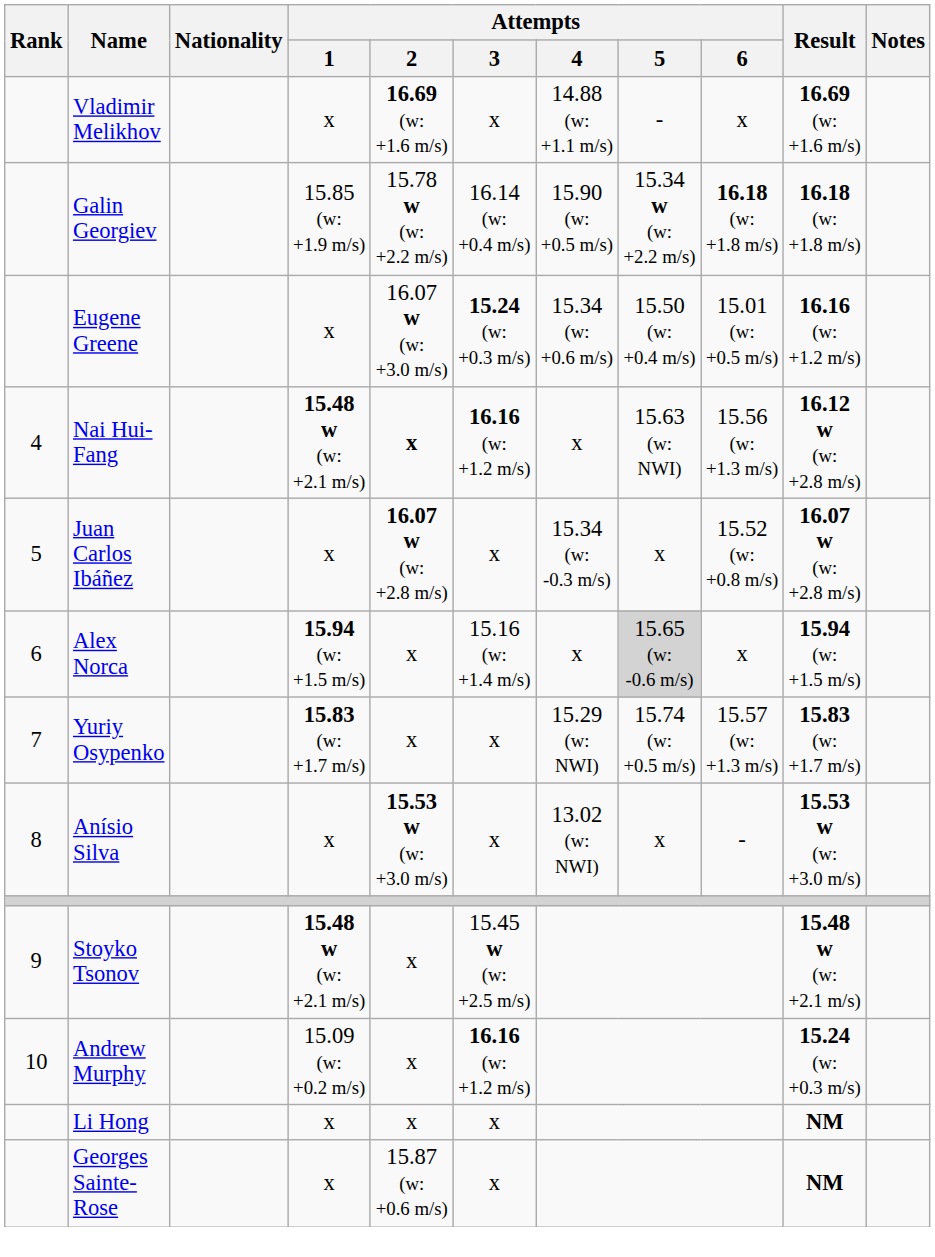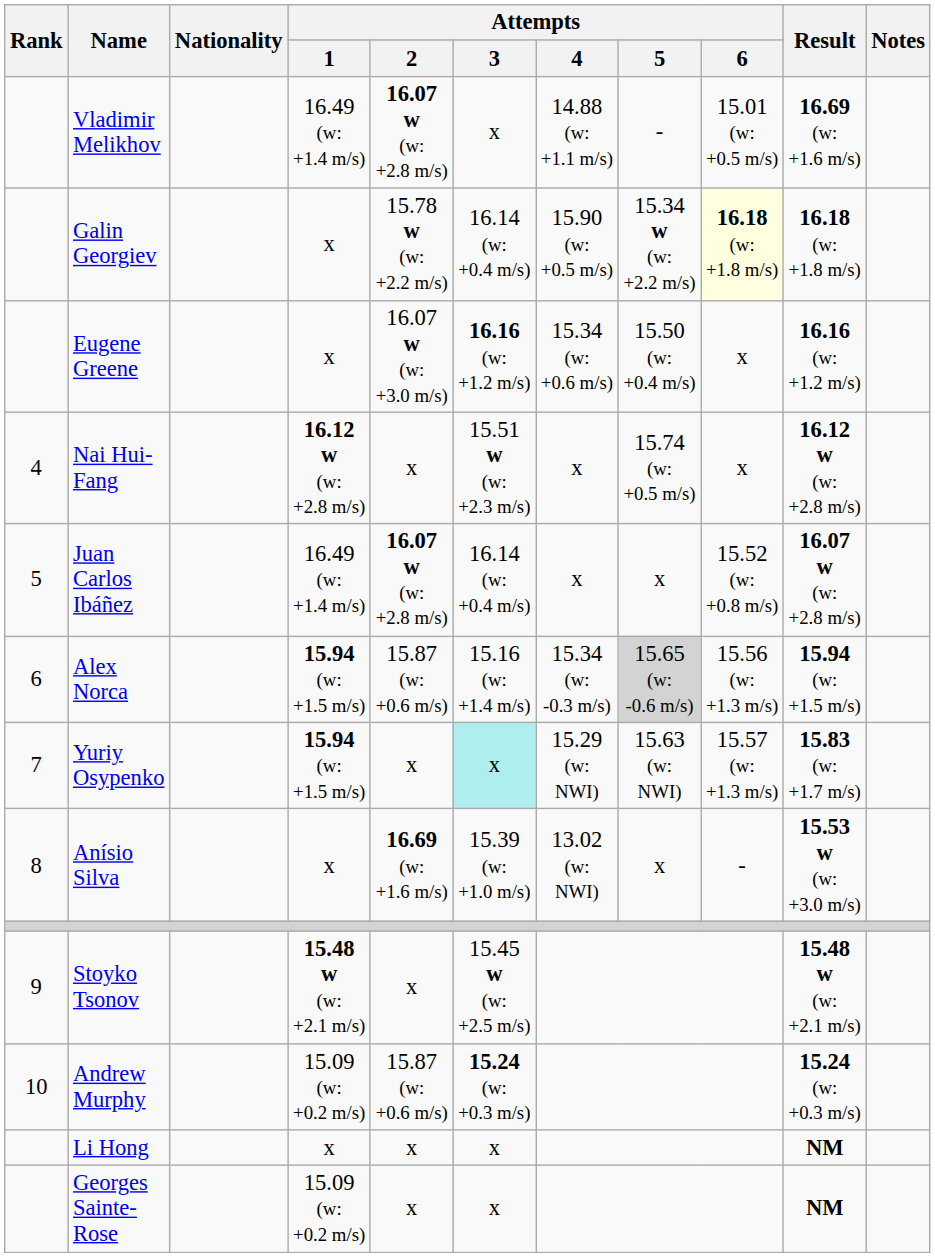(329, 119) x -> (329, 132) 16.49 (w: +1.4 m/s)
(412, 119) 16.69 (w: +1.6 m/s) -> (412, 132) 16.07 w (w: +2.8 m/s)
(742, 119) x -> (742, 132) 15.01 (w: +0.5 m/s)
(329, 218) 15.85 (w: +1.9 m/s) -> (329, 243) x
(742, 218) no background -> (742, 243) lightyellow background
(494, 330) 15.24 (w: +0.3 m/s) -> (494, 355) 16.16 (w: +1.2 m/s)
(742, 330) 15.01 (w: +0.5 m/s) -> (742, 355) x
(329, 442) 15.48 w (w: +2.1 m/s) -> (329, 467) 16.12 w (w: +2.8 m/s)
(412, 442) bold -> (412, 467) normal
(494, 442) 16.16 (w: +1.2 m/s) -> (494, 467) 15.51 w (w: +2.3 m/s)
(660, 442) 15.63 (w: NWI) -> (660, 467) 15.74 (w: +0.5 m/s)
(742, 442) 15.56 (w: +1.3 m/s) -> (742, 467) x
(329, 554) x -> (329, 579) 16.49 (w: +1.4 m/s)
(494, 554) x -> (494, 579) 16.14 (w: +0.4 m/s)
(577, 554) 15.34 (w: -0.3 m/s) -> (577, 579) x
(412, 653) x -> (412, 678) 15.87 (w: +0.6 m/s)
(577, 653) x -> (577, 678) 15.34 (w: -0.3 m/s)
(742, 653) x -> (742, 678) 15.56 (w: +1.3 m/s)
(329, 740) 15.83 (w: +1.7 m/s) -> (329, 765) 15.94 (w: +1.5 m/s)
(494, 740) no background -> (494, 765) paleturquoise background
(660, 740) 15.74 (w: +0.5 m/s) -> (660, 765) 15.63 (w: NWI)
(412, 839) 15.53 w (w: +3.0 m/s) -> (412, 864) 16.69 (w: +1.6 m/s)
(494, 839) x -> (494, 864) 15.39 (w: +1.0 m/s)
(412, 1060) x -> (412, 1086) 15.87 (w: +0.6 m/s)
(494, 1060) 16.16 (w: +1.2 m/s) -> (494, 1086) 15.24 (w: +0.3 m/s)
(329, 1183) x -> (329, 1208) 15.09 (w: +0.2 m/s)
(412, 1183) 15.87 (w: +0.6 m/s) -> (412, 1208) x
